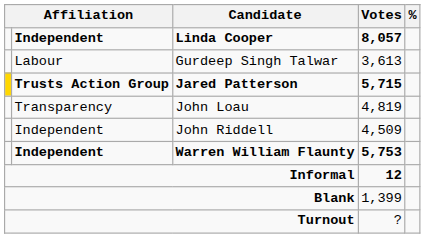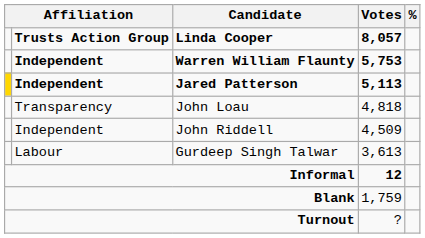(59, 38) Independent -> (92, 38) Trusts Action Group
rows swapped: (265, 152) <-> (257, 61)
(92, 84) Trusts Action Group -> (59, 84) Independent
(381, 84) 5,715 -> (381, 84) 5,113
(381, 107) 4,819 -> (381, 107) 4,818
(381, 198) 1,399 -> (381, 198) 1,759
